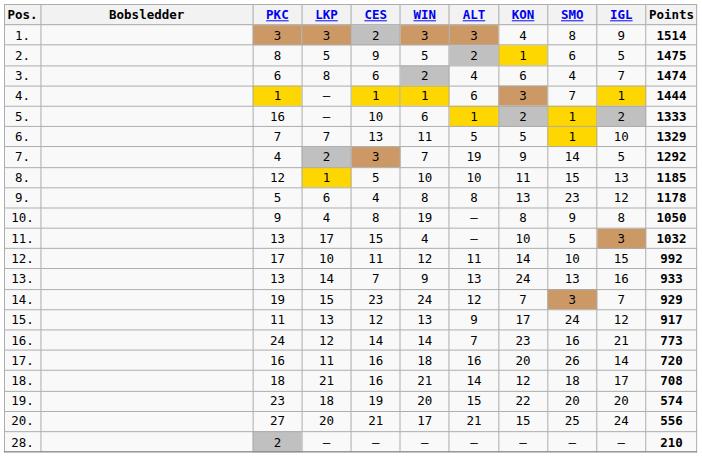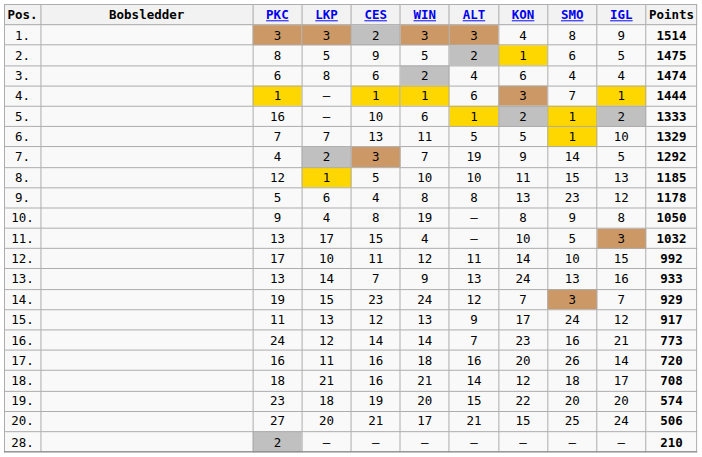(621, 76) 7 -> (621, 76) 4
(671, 421) 556 -> (671, 421) 506
